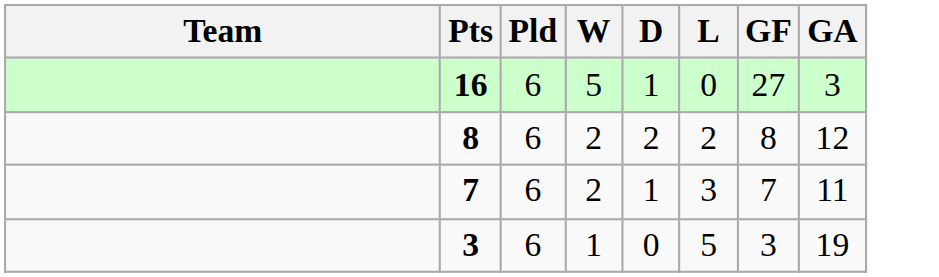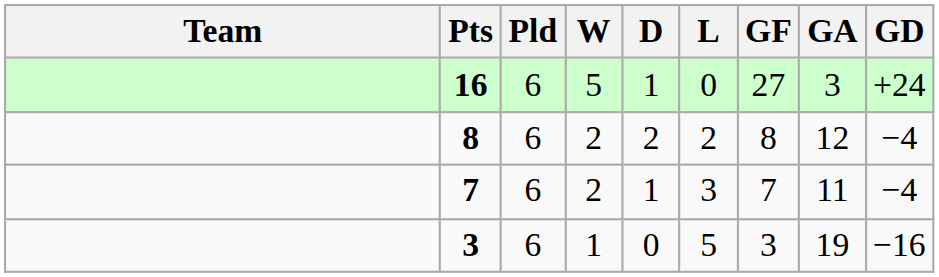+ column: (899, 31)
